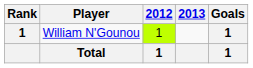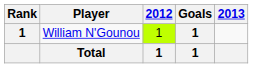columns swapped: (192, 14) <-> (228, 14)
